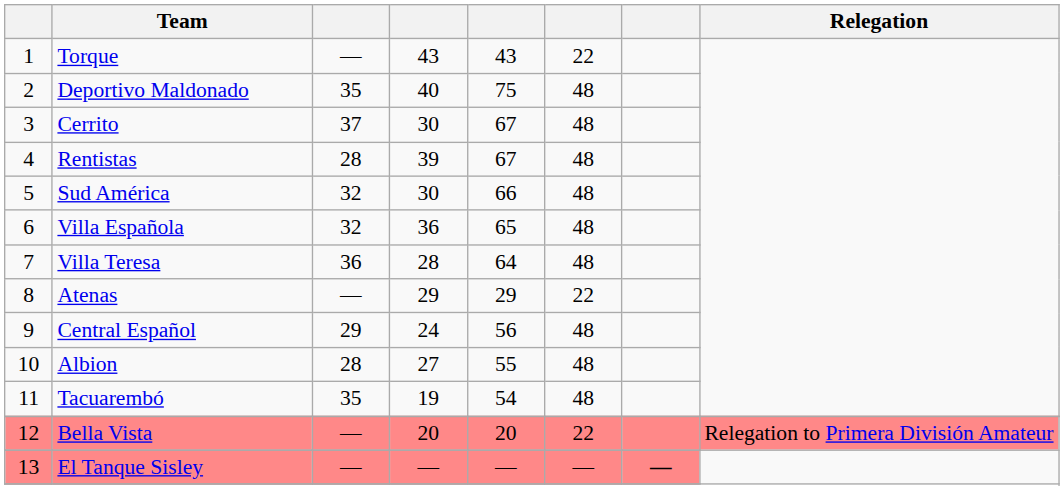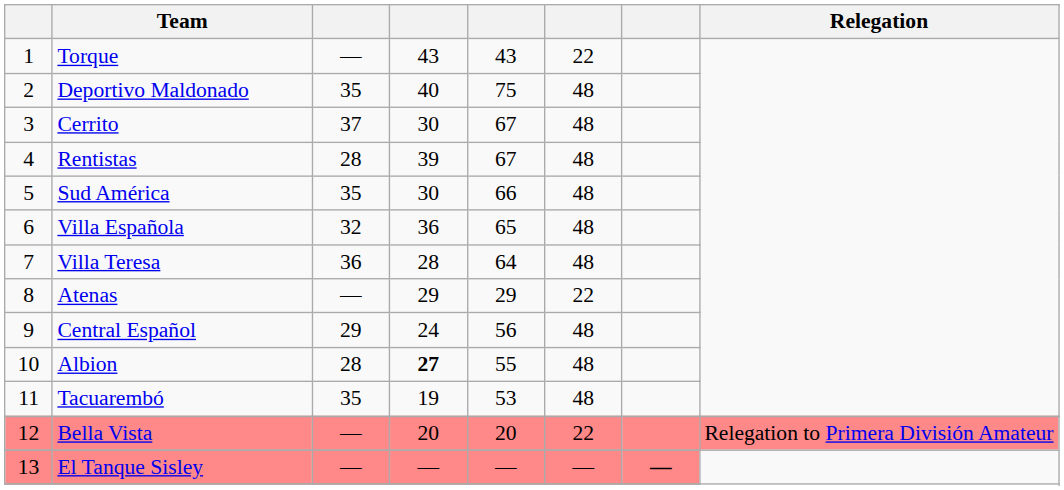(351, 192) 32 -> (351, 192) 35
(428, 364) normal -> (428, 364) bold
(506, 398) 54 -> (506, 398) 53
